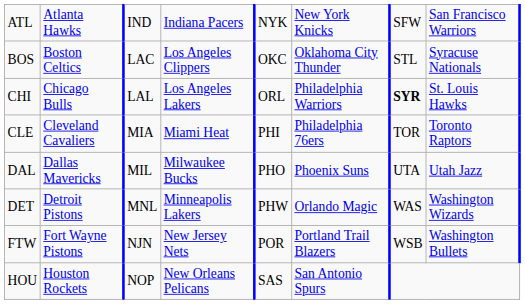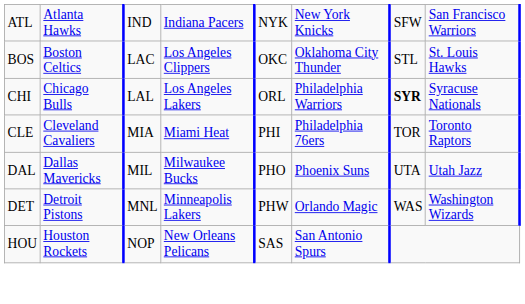(455, 59) Syracuse Nationals -> (453, 59) St. Louis Hawks
(453, 96) St. Louis Hawks -> (455, 96) Syracuse Nationals
- row: (22, 244)
